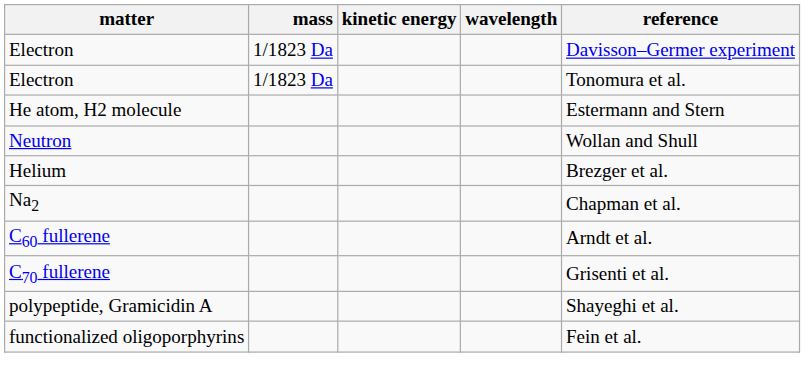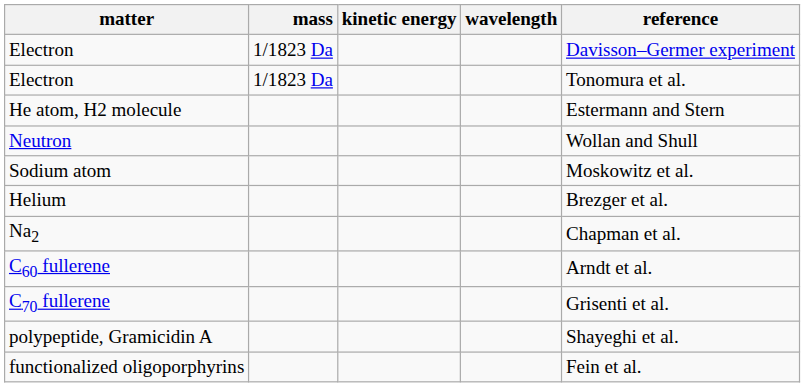+ row: (60, 170)
